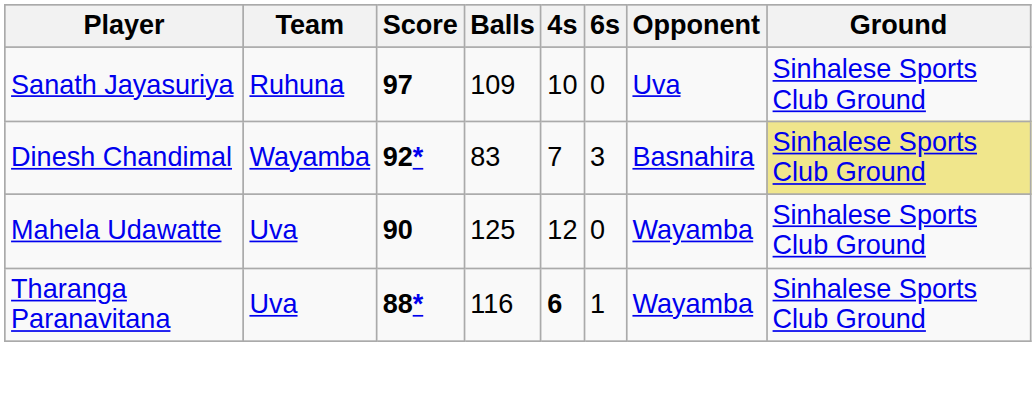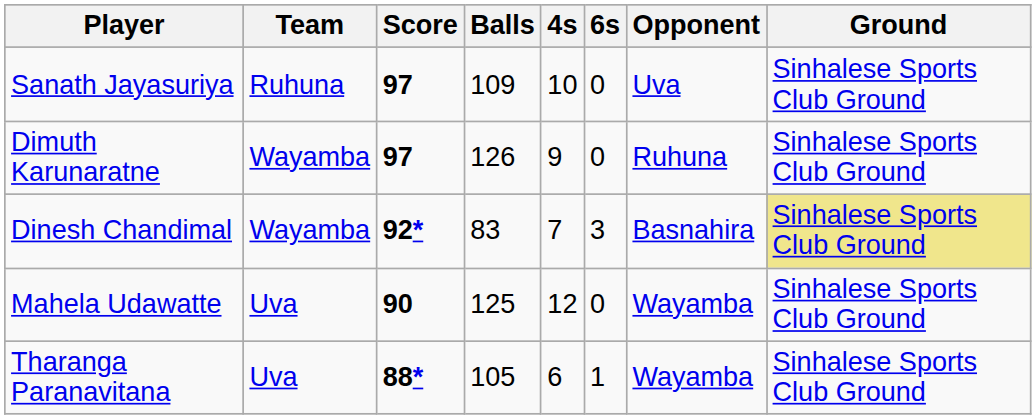+ row: (85, 157)
(492, 303) 116 -> (493, 377) 105
(555, 303) bold -> (555, 377) normal
